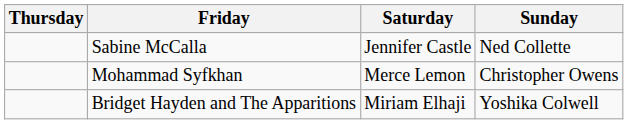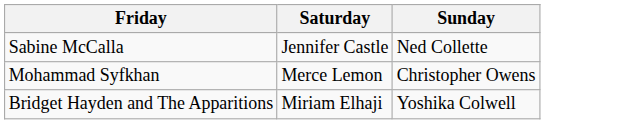- column: (46, 18)
